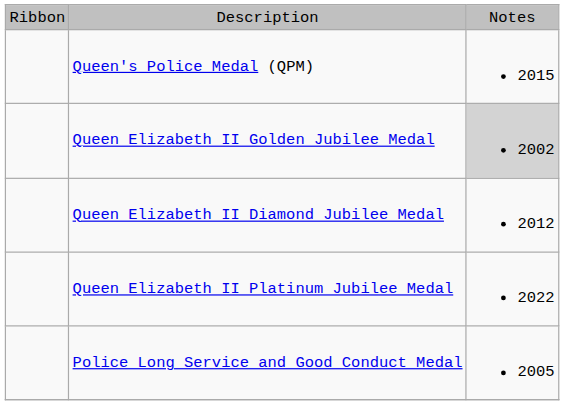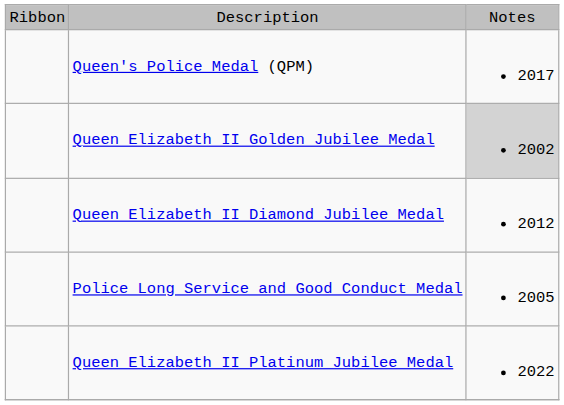(512, 76) 2015 -> (512, 76) 2017
rows swapped: (263, 289) <-> (268, 363)
